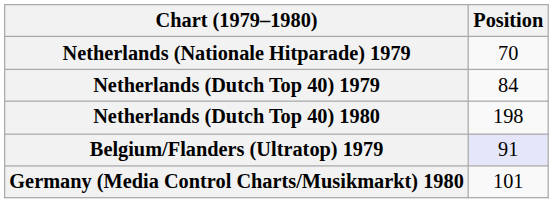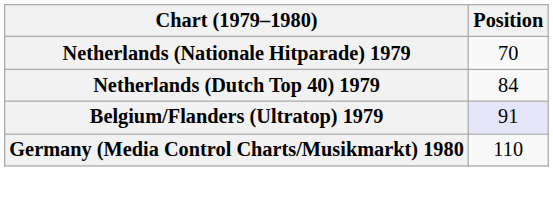- row: (237, 117)
(508, 181) 101 -> (508, 149) 110
